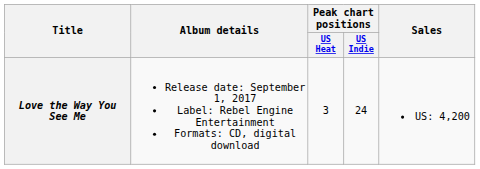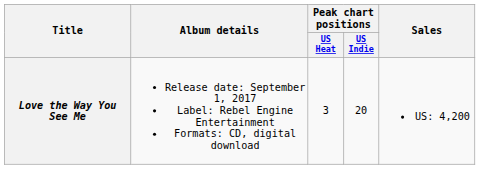(361, 111) 24 -> (361, 111) 20
